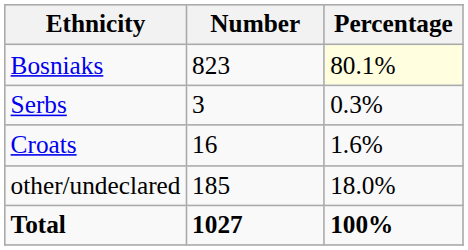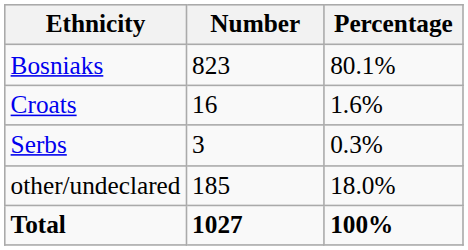(363, 64) lightyellow background -> (363, 64) no background
rows swapped: (44, 144) <-> (39, 104)
